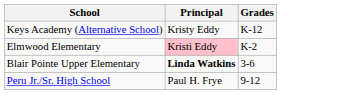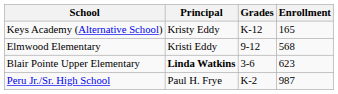+ column: (305, 13)
(192, 47) pink background -> (192, 47) no background
(249, 47) K-2 -> (250, 47) 9-12
(250, 81) 9-12 -> (249, 81) K-2
